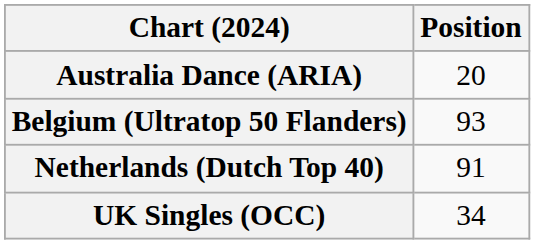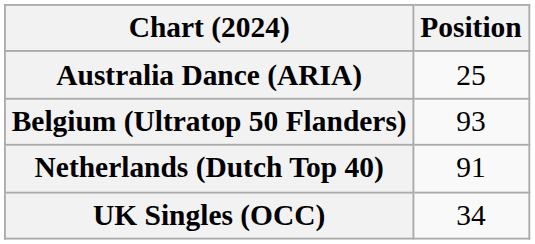(471, 74) 20 -> (471, 74) 25
